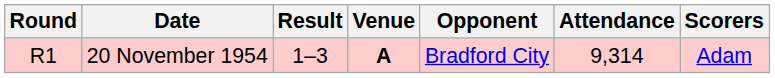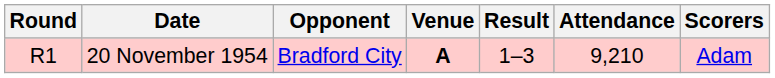columns swapped: (487, 21) <-> (310, 21)
(617, 55) 9,314 -> (617, 55) 9,210
